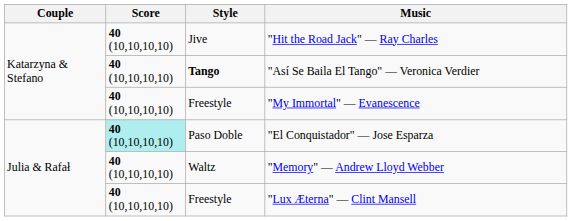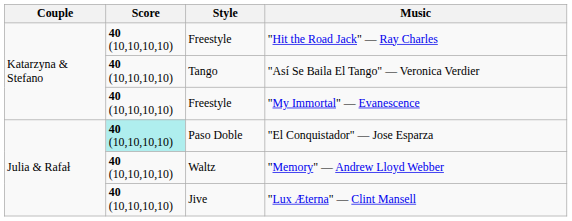(198, 39) Jive -> (210, 39) Freestyle
(204, 71) bold -> (203, 71) normal
(210, 199) Freestyle -> (198, 199) Jive
